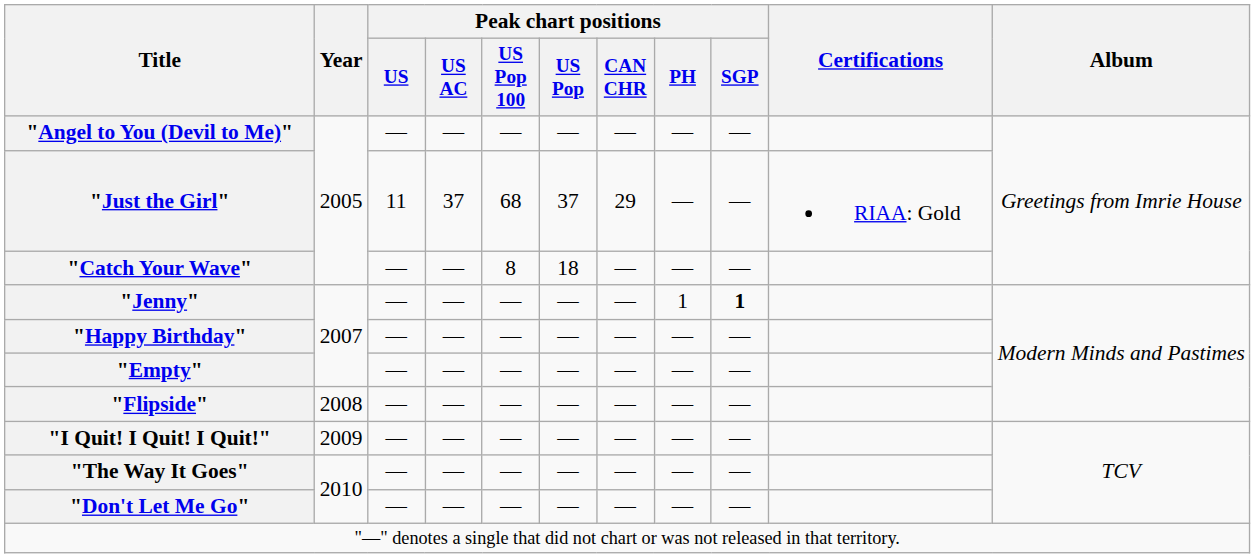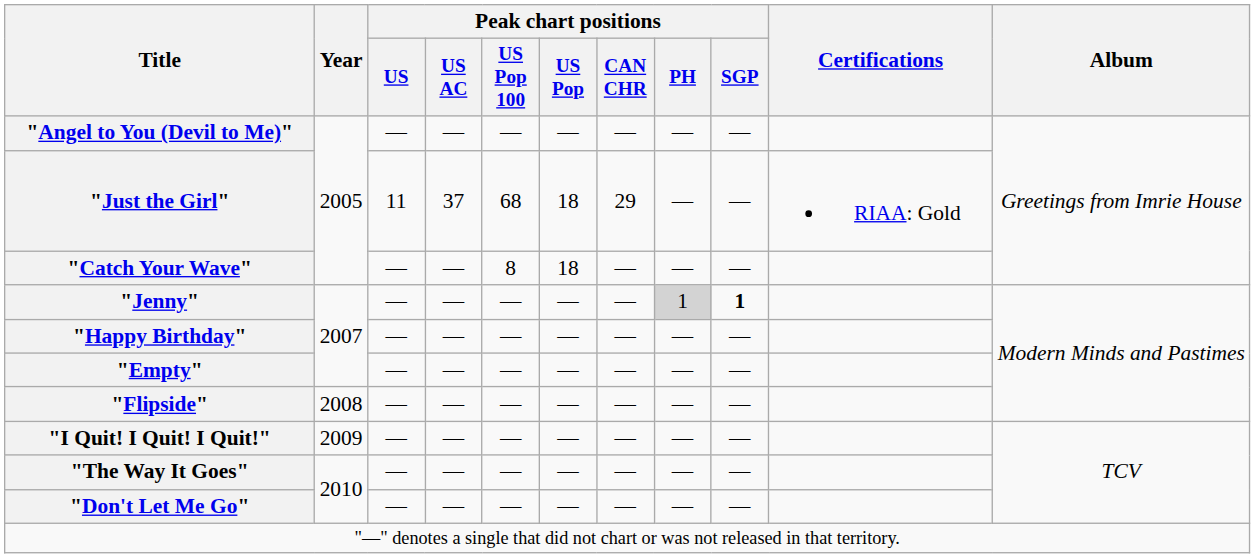(568, 200) 37 -> (568, 200) 18
(683, 301) no background -> (683, 301) lightgrey background
